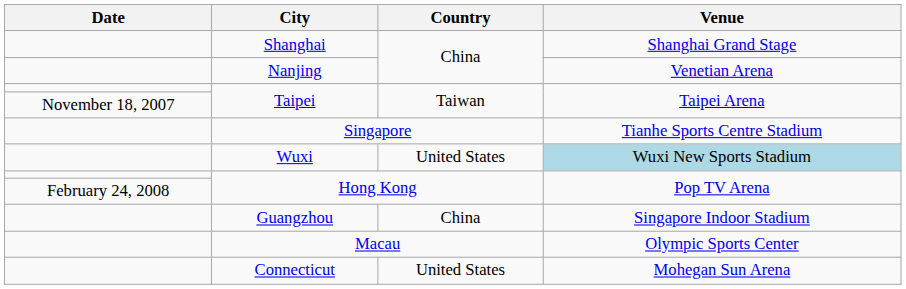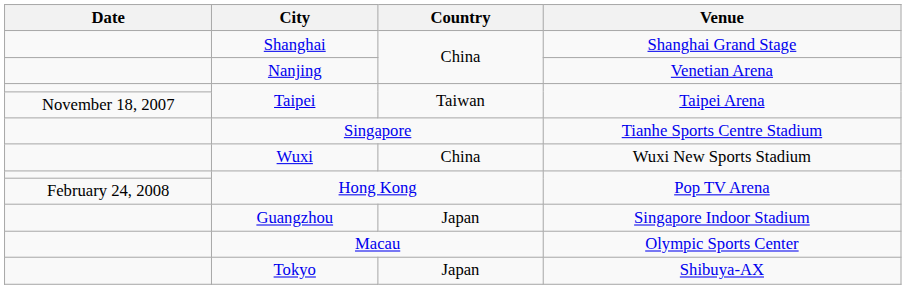(460, 157) United States -> (460, 157) China
(722, 157) lightblue background -> (722, 157) no background
(460, 217) China -> (460, 217) Japan
- row: (108, 271)
+ row: (108, 271)
